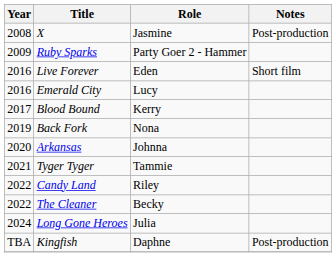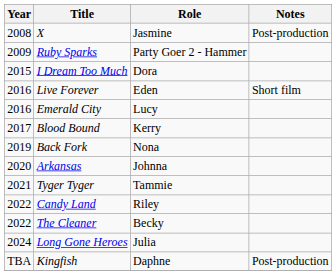+ row: (82, 71)
